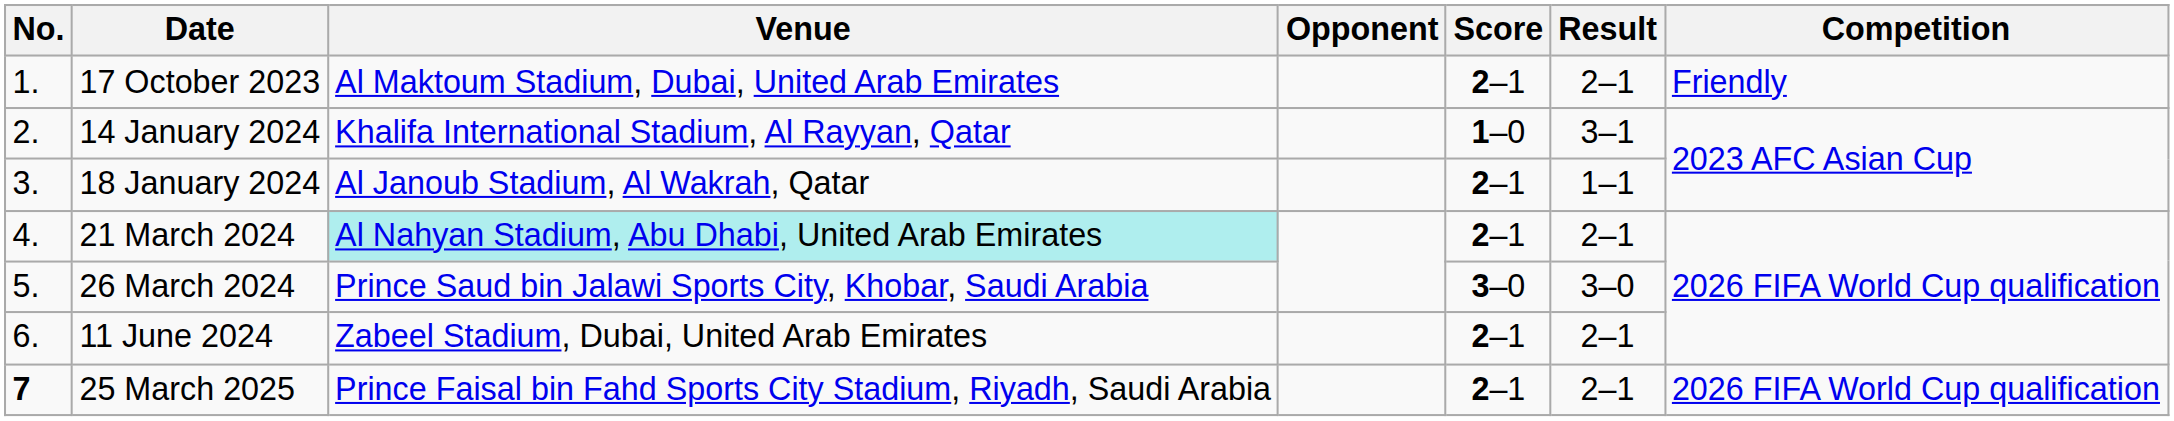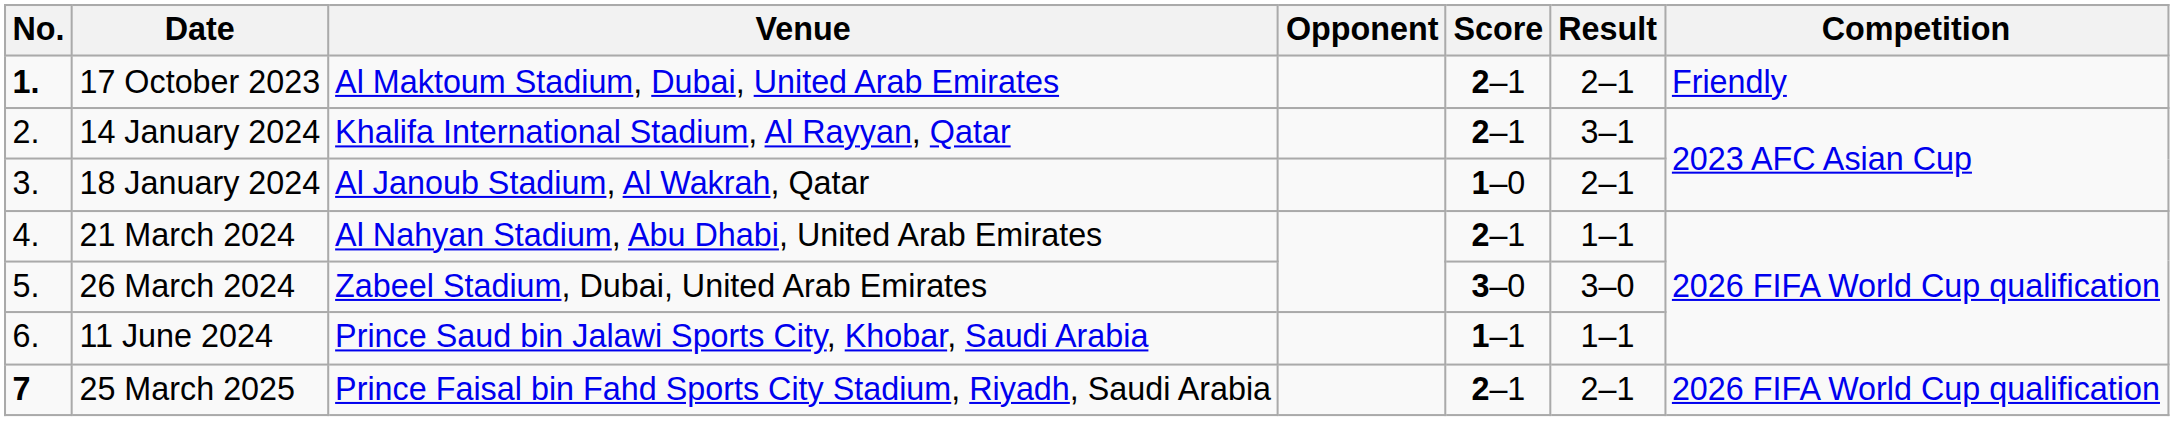(26, 81) normal -> (26, 81) bold
(1498, 132) 1–0 -> (1498, 132) 2–1
(1498, 183) 2–1 -> (1498, 183) 1–0
(1608, 183) 1–1 -> (1608, 183) 2–1
(719, 235) paleturquoise background -> (719, 235) no background
(1608, 235) 2–1 -> (1608, 235) 1–1
(742, 286) Prince Saud bin Jalawi Sports City, Khobar, Saudi Arabia -> (661, 286) Zabeel Stadium, Dubai, United Arab Emirates
(661, 337) Zabeel Stadium, Dubai, United Arab Emirates -> (742, 337) Prince Saud bin Jalawi Sports City, Khobar, Saudi Arabia
(1498, 337) 2–1 -> (1498, 337) 1–1
(1608, 337) 2–1 -> (1608, 337) 1–1
